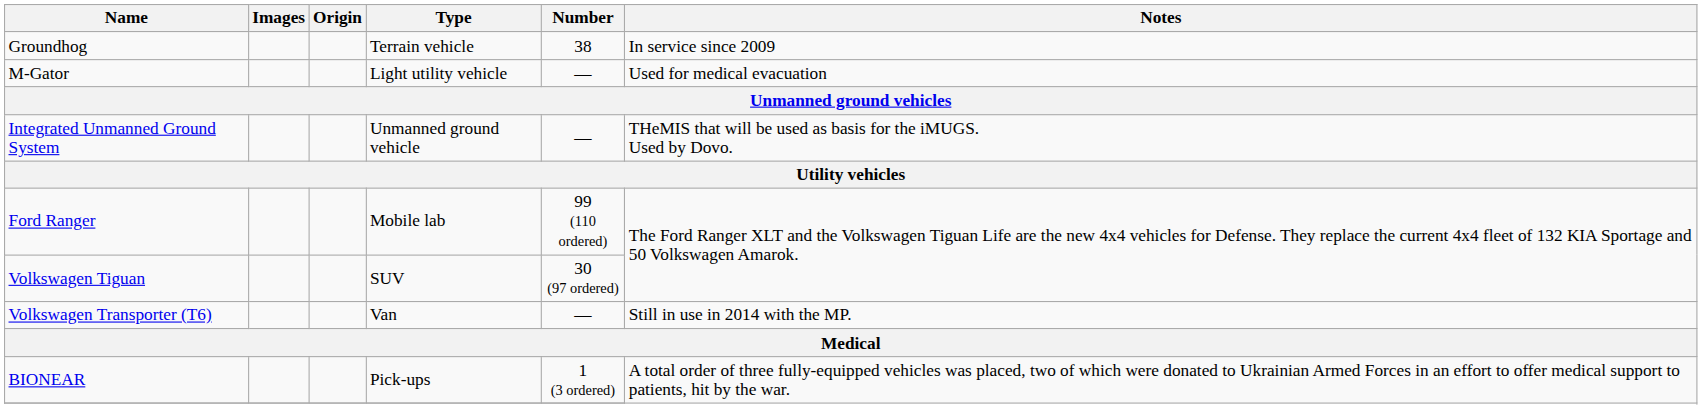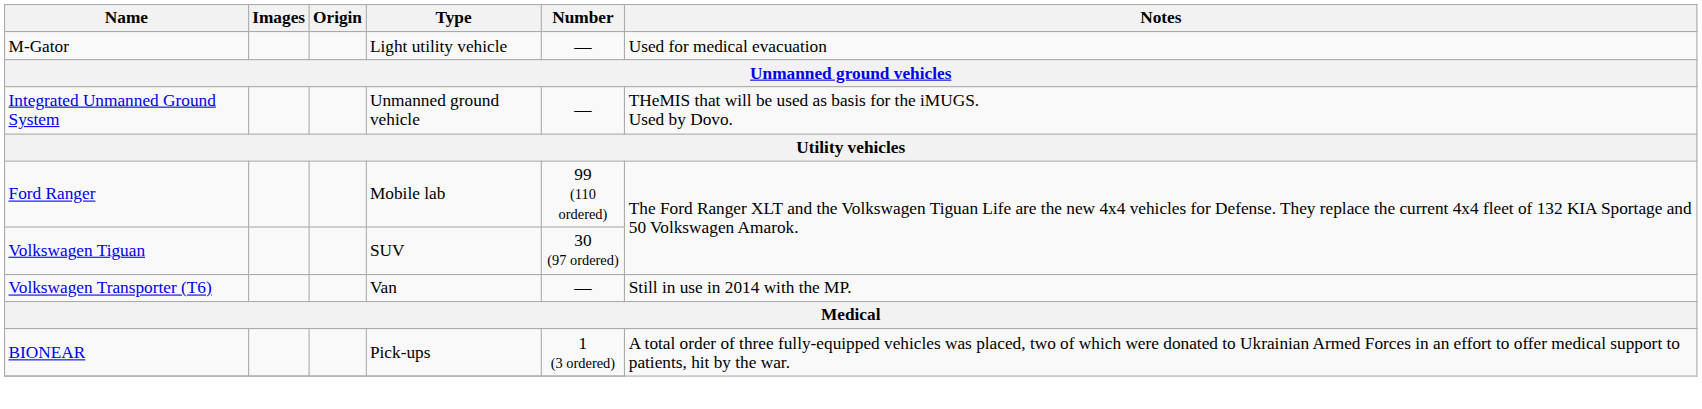- row: (48, 45)
